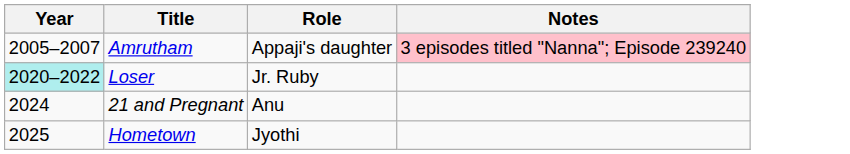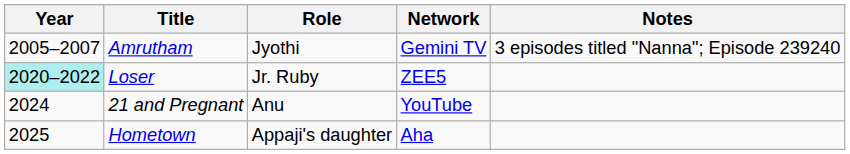+ column: (443, 18)
(322, 47) Appaji's daughter -> (276, 47) Jyothi
(573, 47) pink background -> (668, 47) no background
(276, 134) Jyothi -> (322, 134) Appaji's daughter
